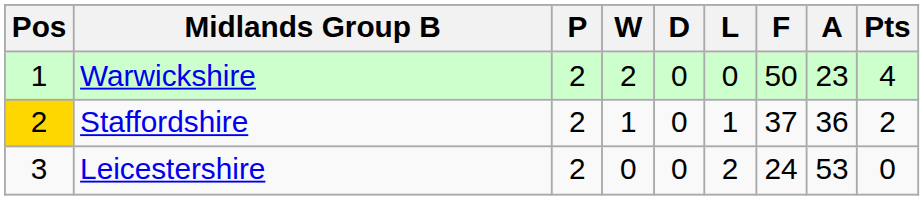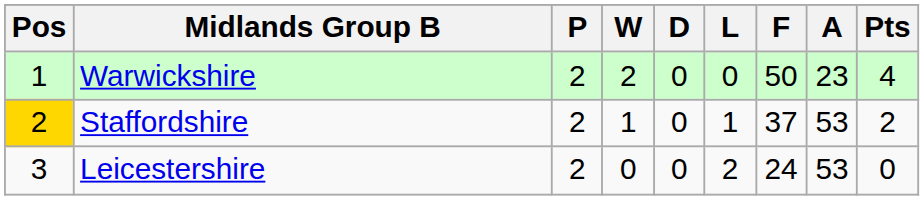(832, 122) 36 -> (832, 122) 53
